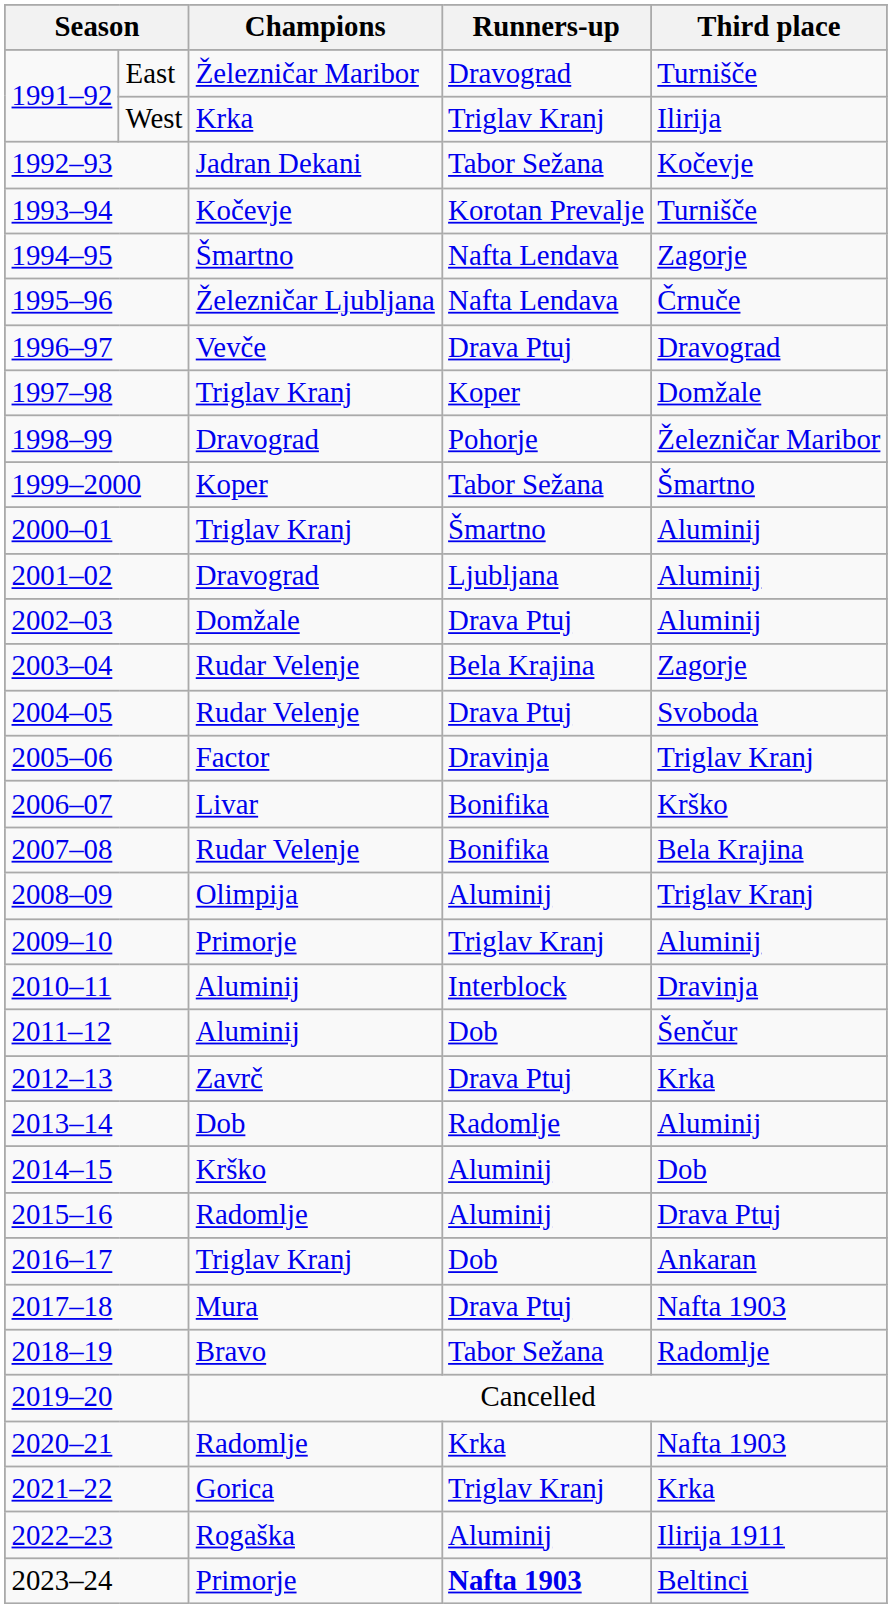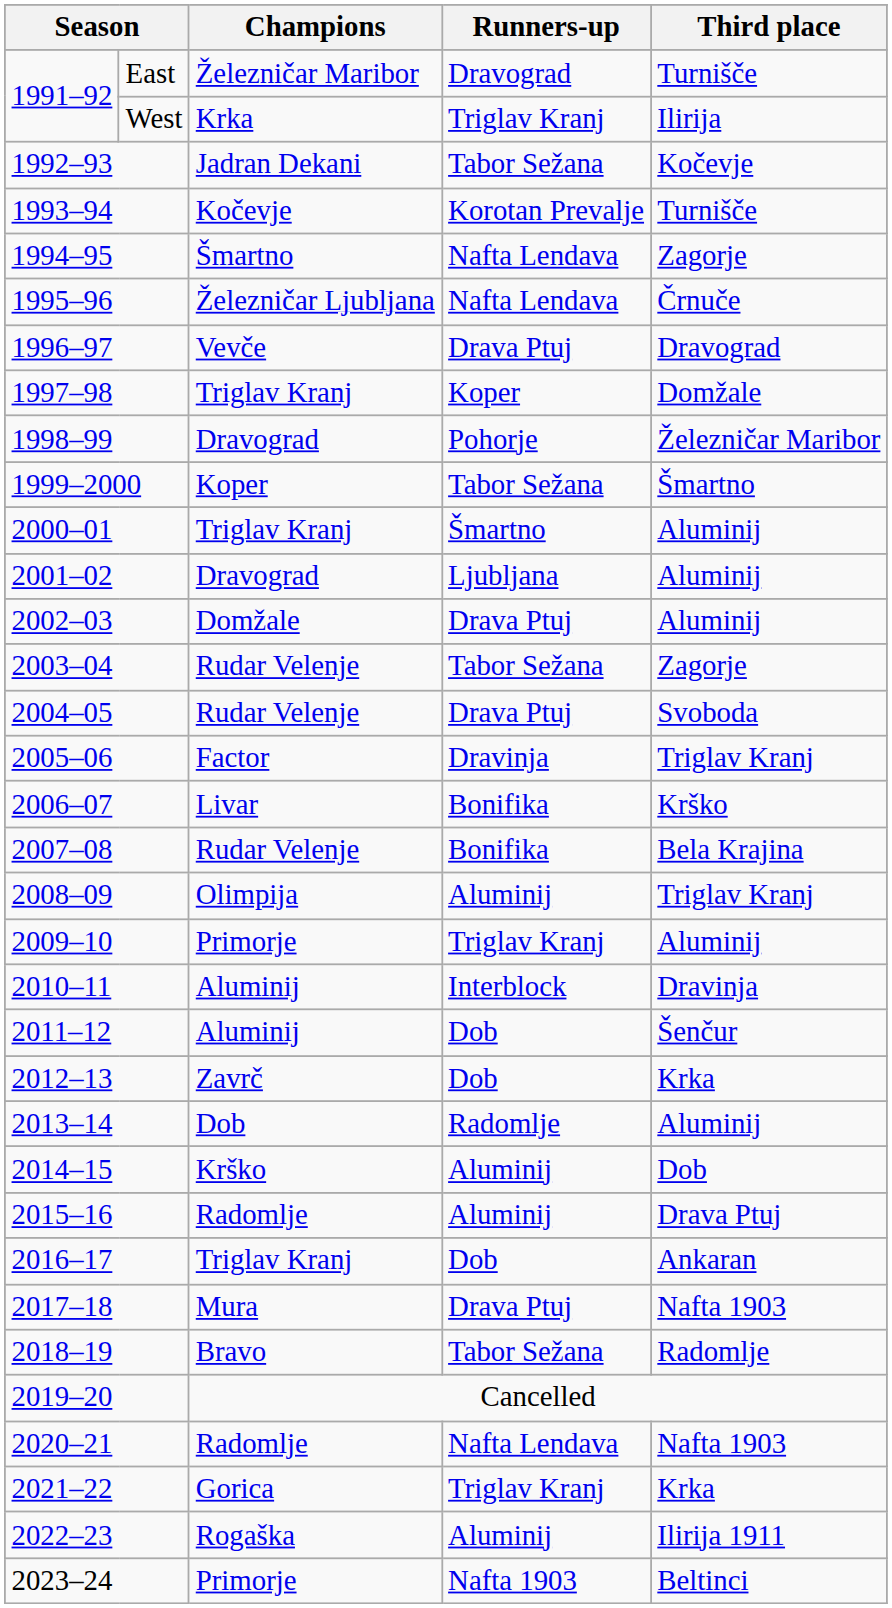(521, 666) Bela Krajina -> (526, 666) Tabor Sežana
(510, 1077) Drava Ptuj -> (473, 1077) Dob
(477, 1443) Krka -> (533, 1443) Nafta Lendava
(515, 1580) bold -> (512, 1580) normal
